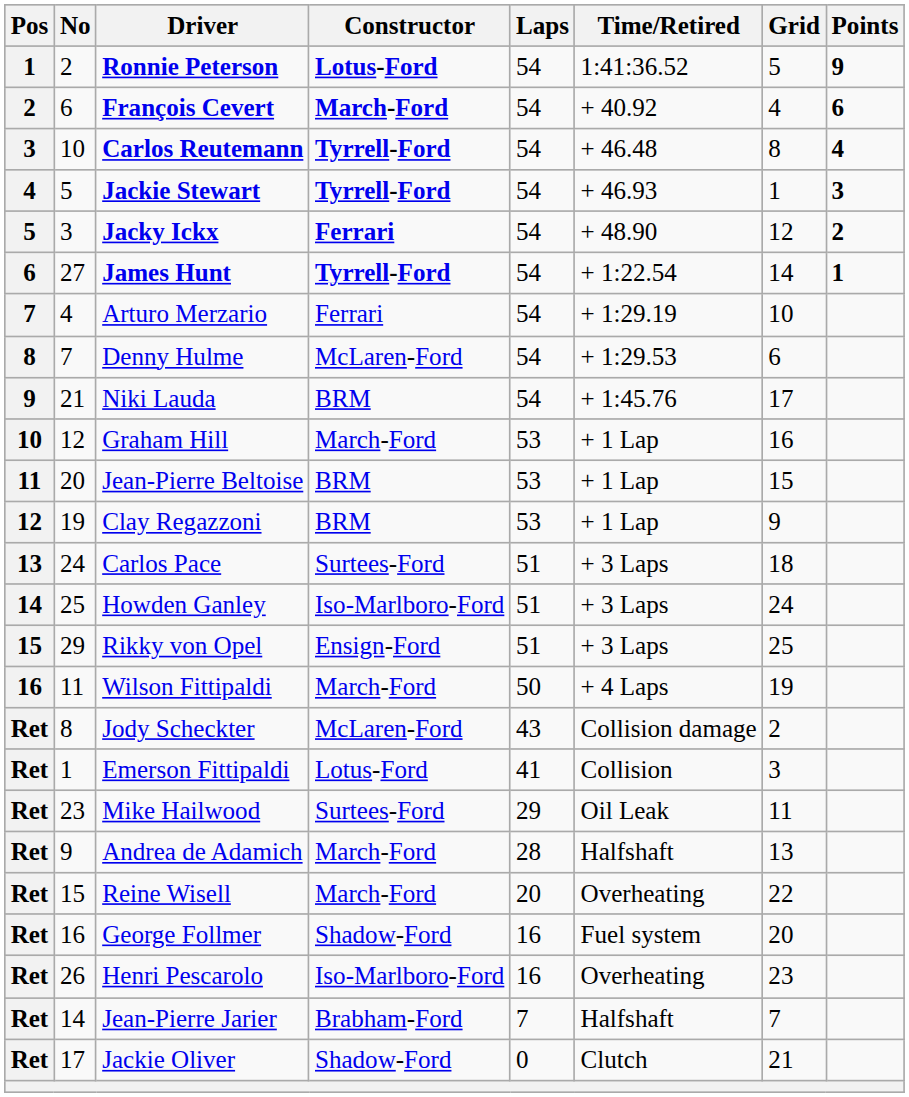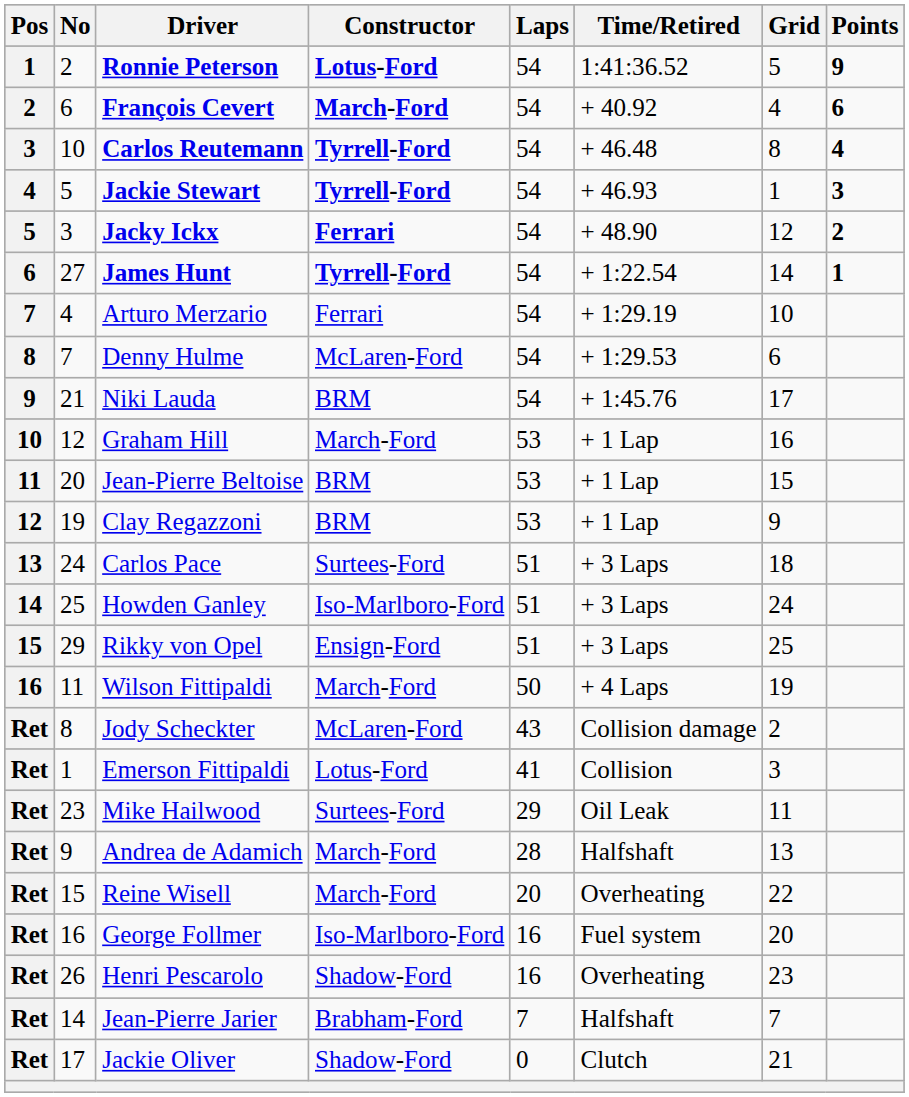(383, 935) Shadow-Ford -> (410, 935) Iso-Marlboro-Ford
(410, 976) Iso-Marlboro-Ford -> (383, 976) Shadow-Ford
